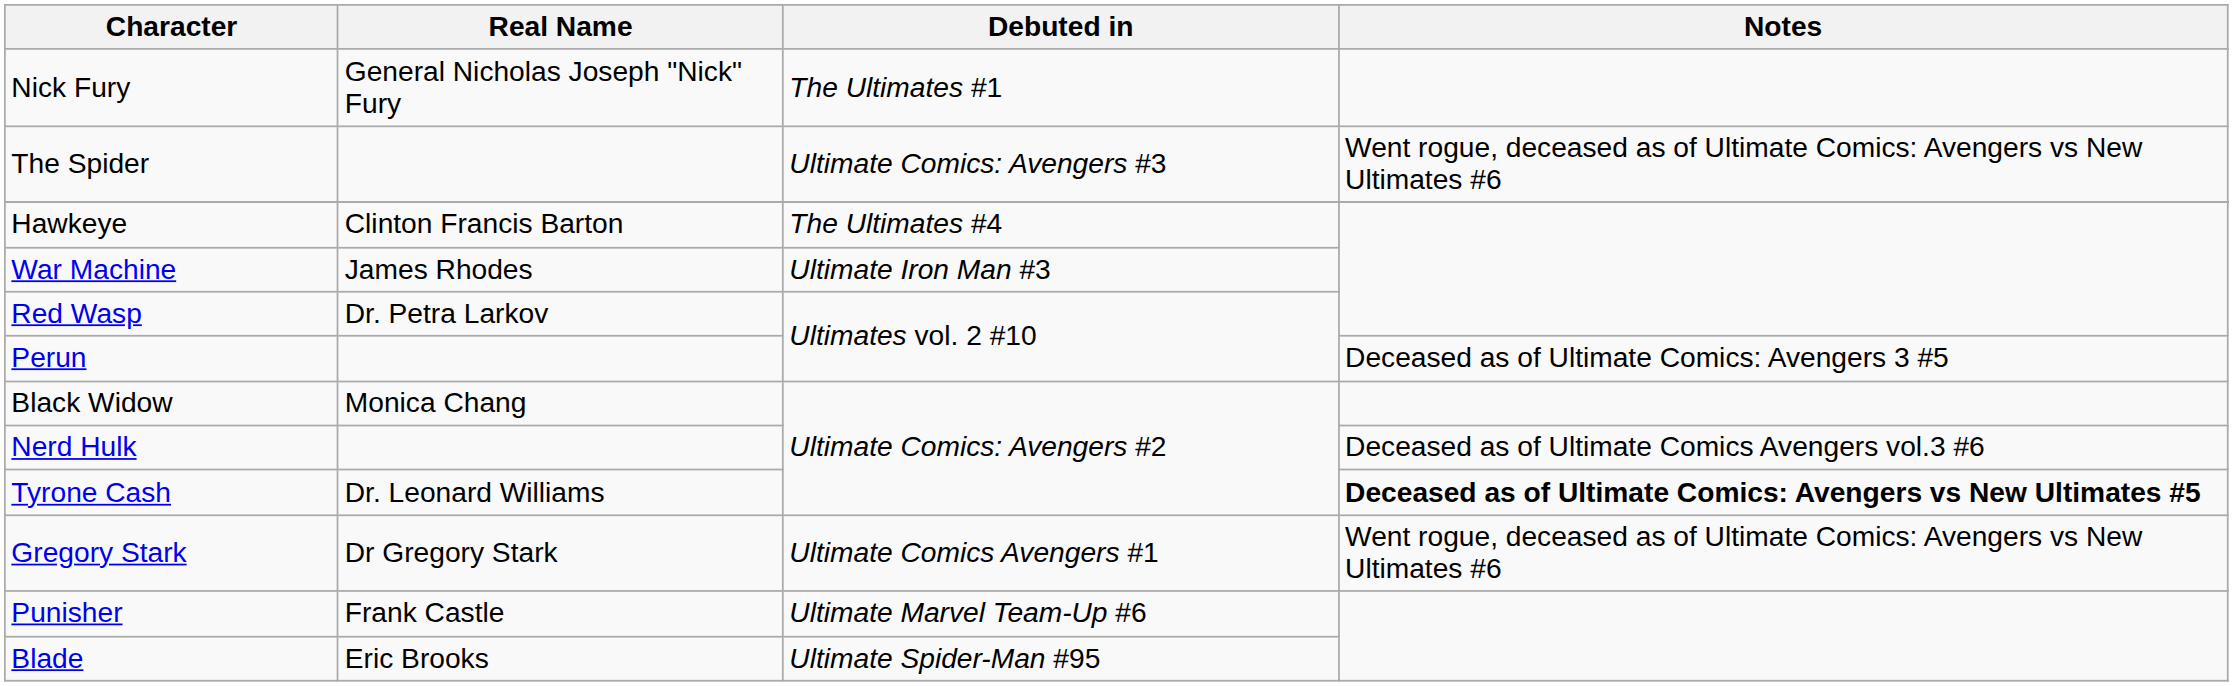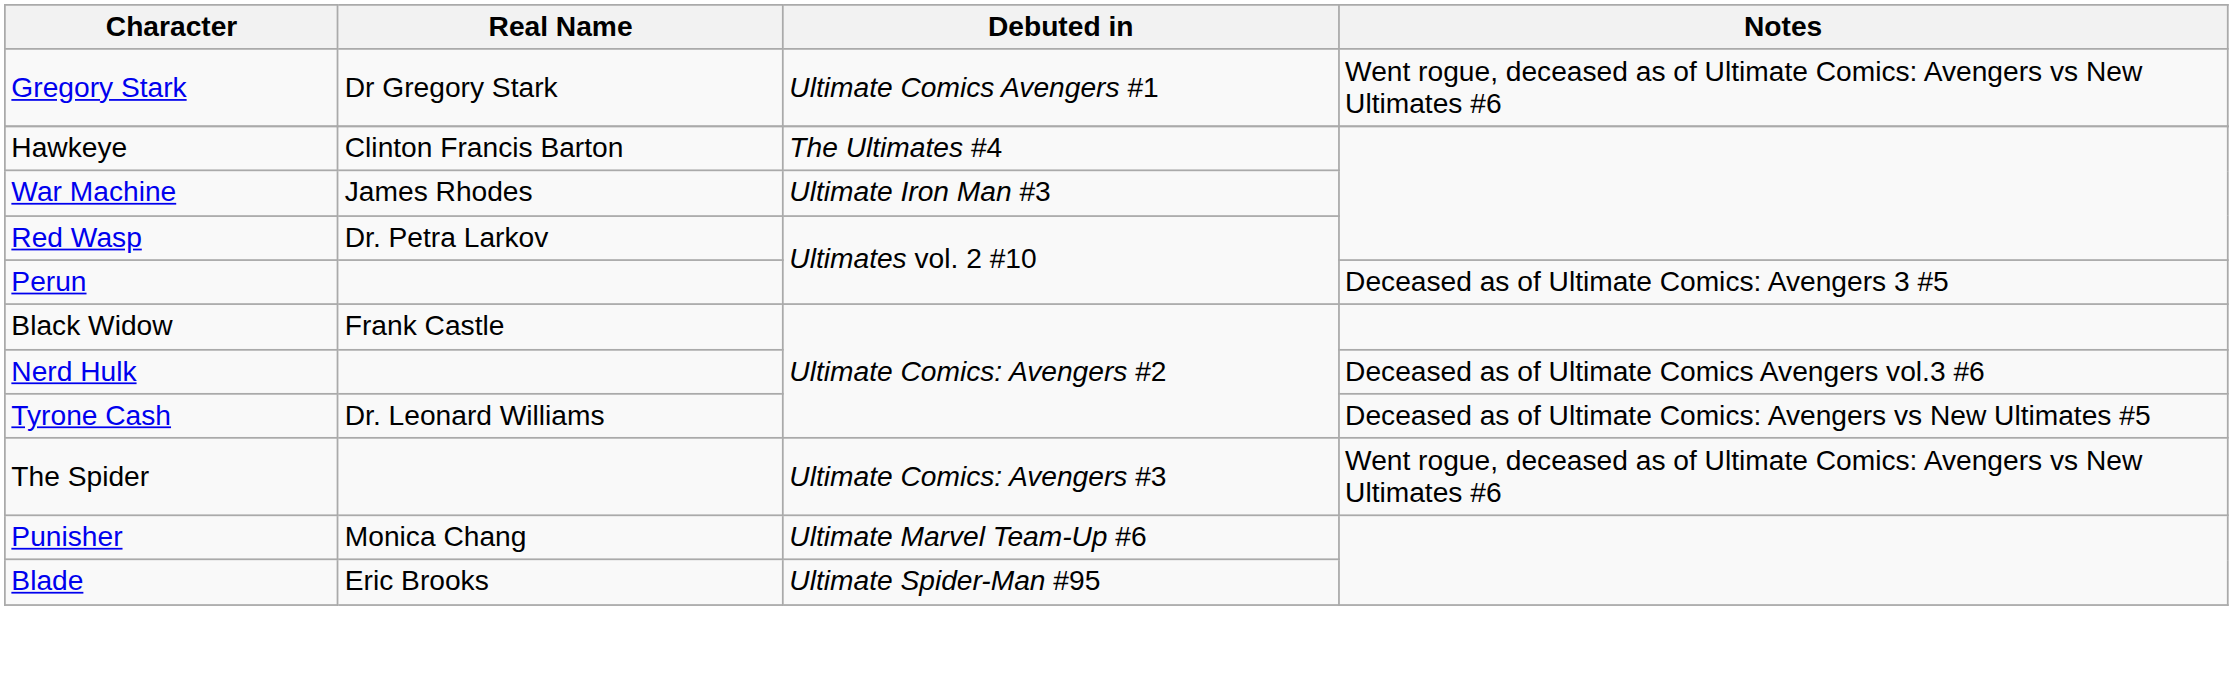- row: (71, 87)
rows swapped: (99, 552) <-> (80, 163)
(436, 402) Monica Chang -> (425, 326) Frank Castle
(1773, 492) bold -> (1748, 415) normal
(425, 613) Frank Castle -> (436, 536) Monica Chang
